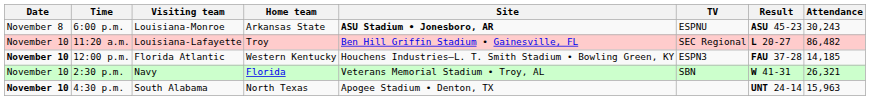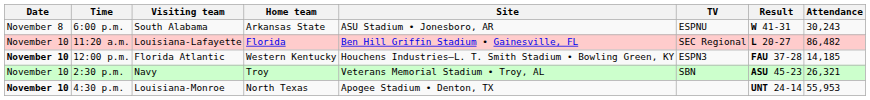(179, 27) Louisiana-Monroe -> (171, 27) South Alabama
(417, 27) bold -> (417, 27) normal
(776, 27) ASU 45-23 -> (771, 27) W 41-31
(257, 43) Troy -> (266, 43) Florida
(266, 73) Florida -> (257, 73) Troy
(771, 73) W 41-31 -> (776, 73) ASU 45-23
(171, 88) South Alabama -> (179, 88) Louisiana-Monroe
(823, 88) 15,963 -> (823, 88) 55,953
